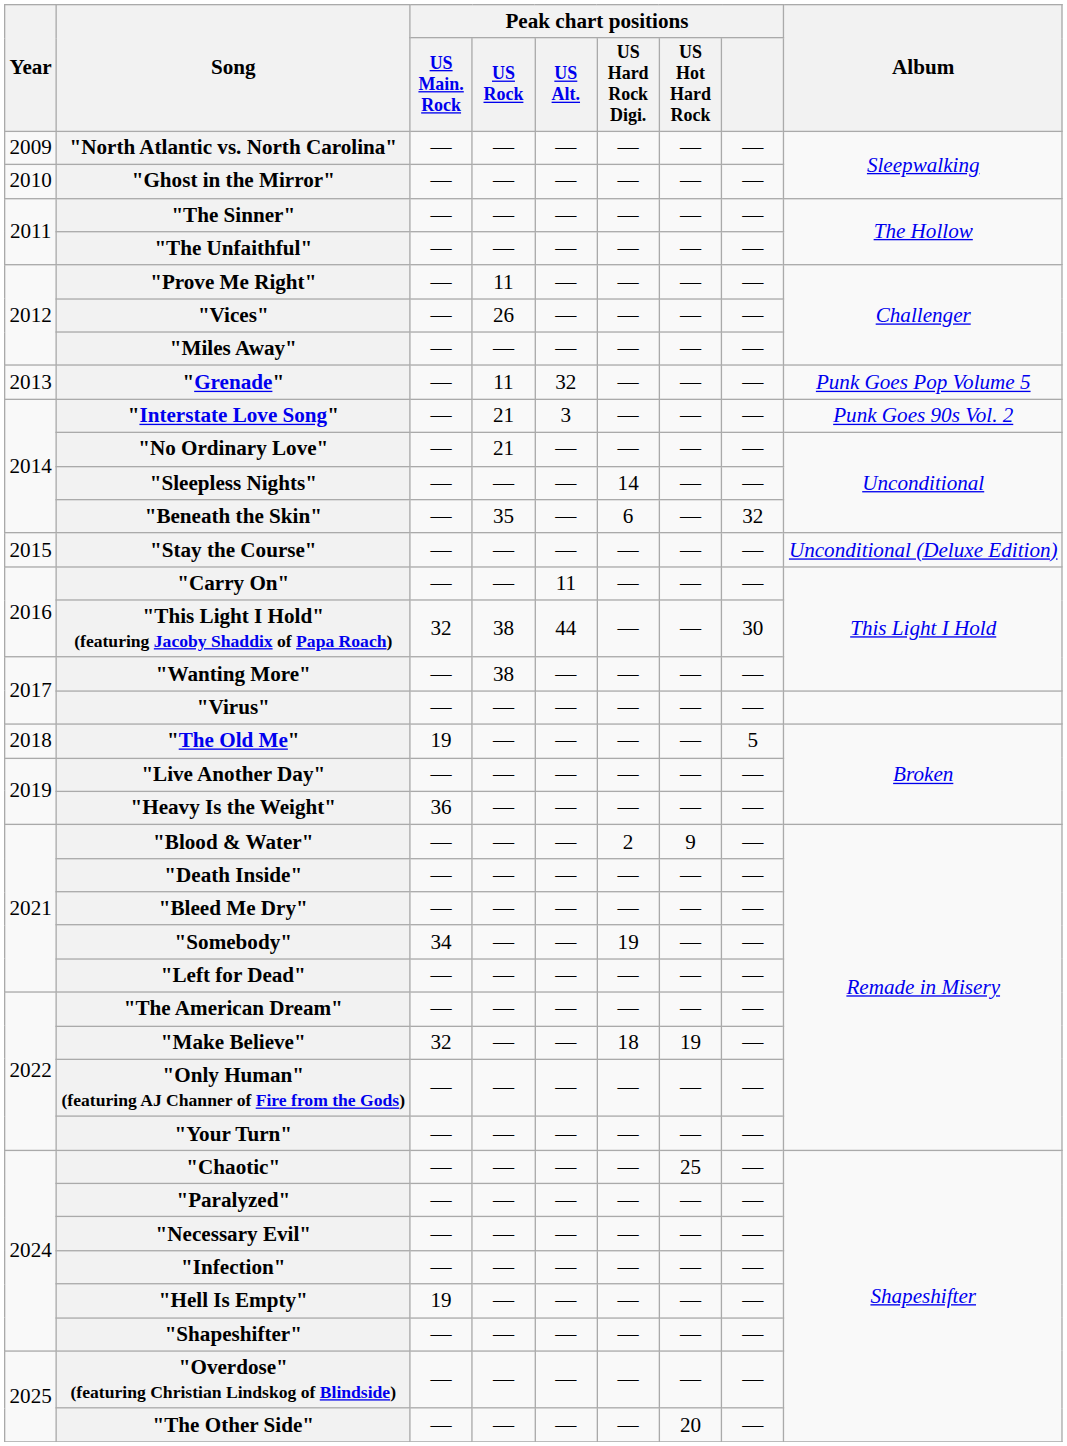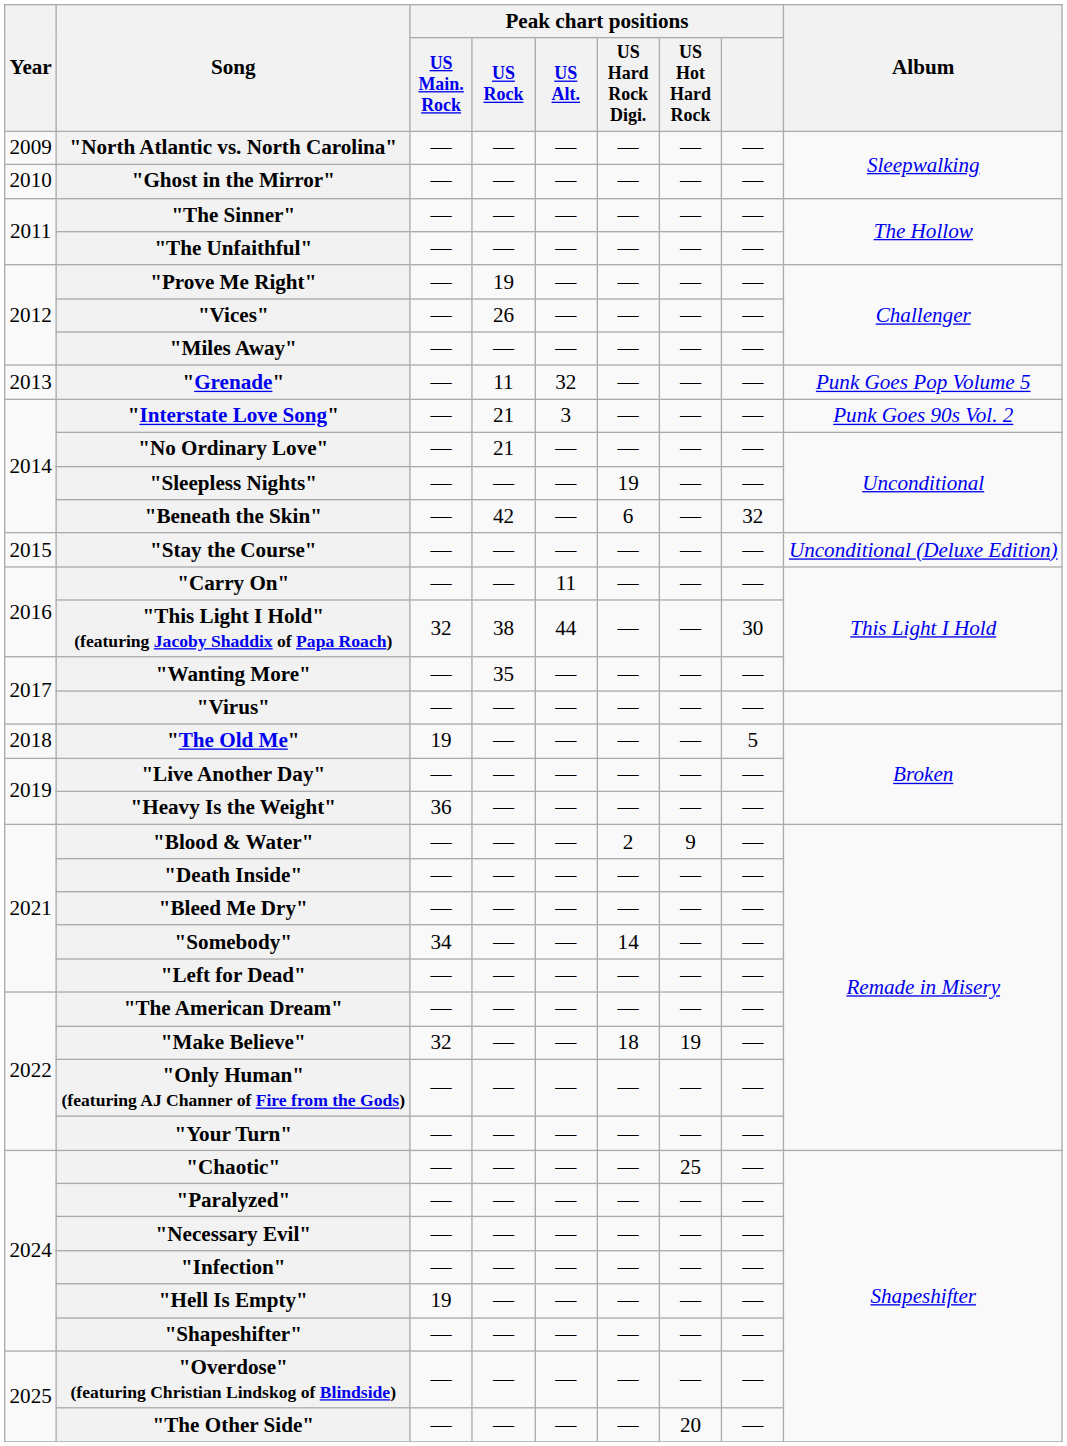(503, 281) 11 -> (503, 281) 19
(628, 482) 14 -> (628, 482) 19
(503, 516) 35 -> (503, 516) 42
(503, 673) 38 -> (503, 673) 35
(628, 941) 19 -> (628, 941) 14
